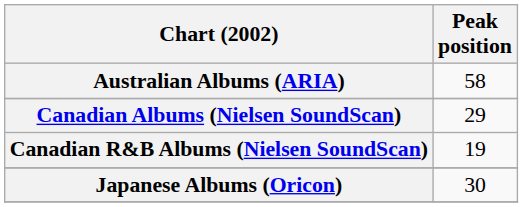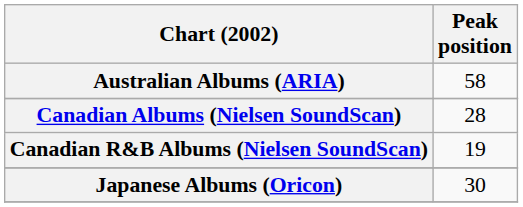(475, 115) 29 -> (475, 115) 28
